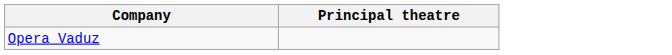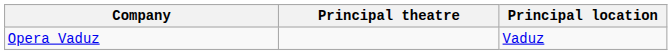+ column: (583, 16)
